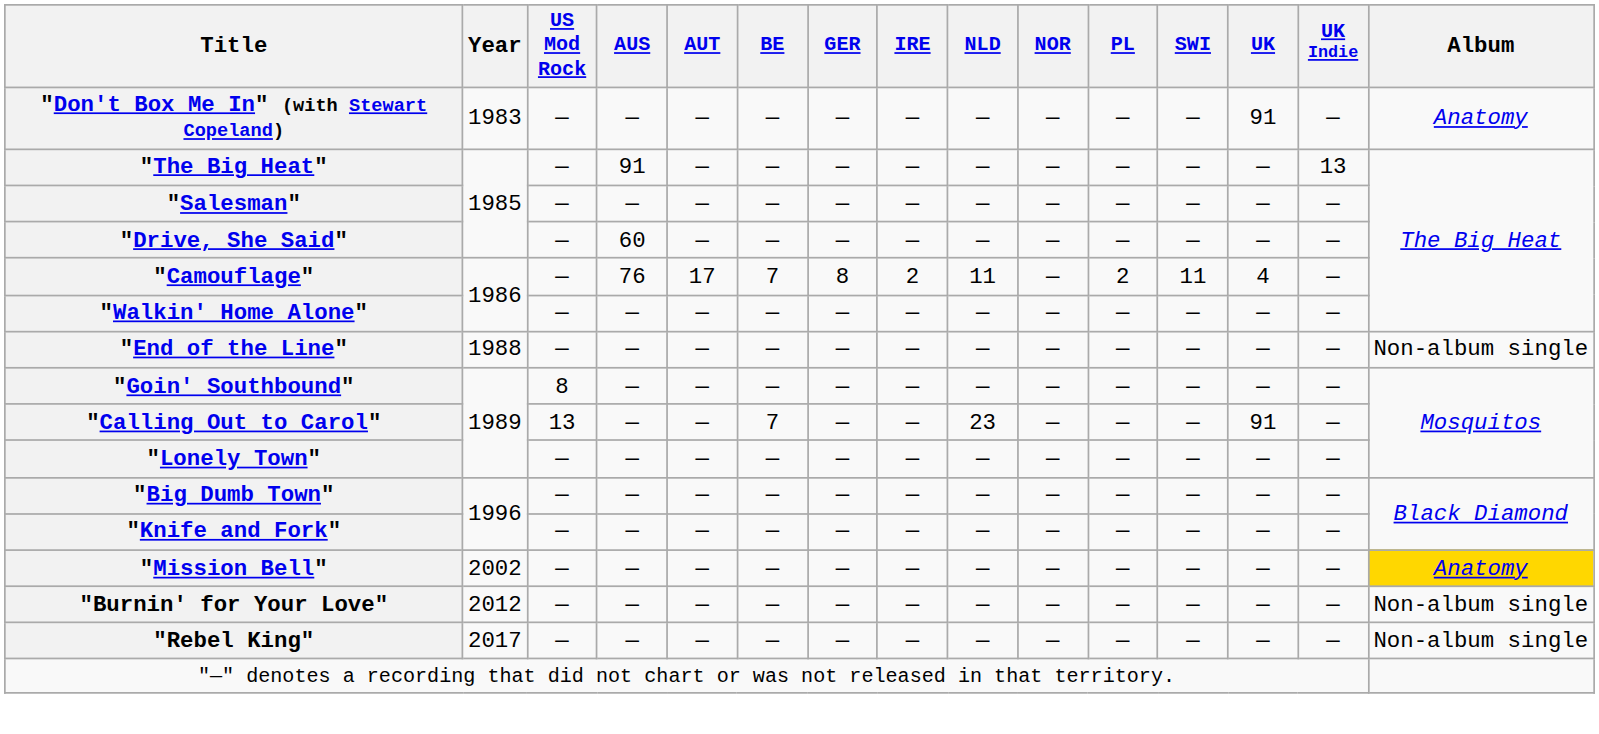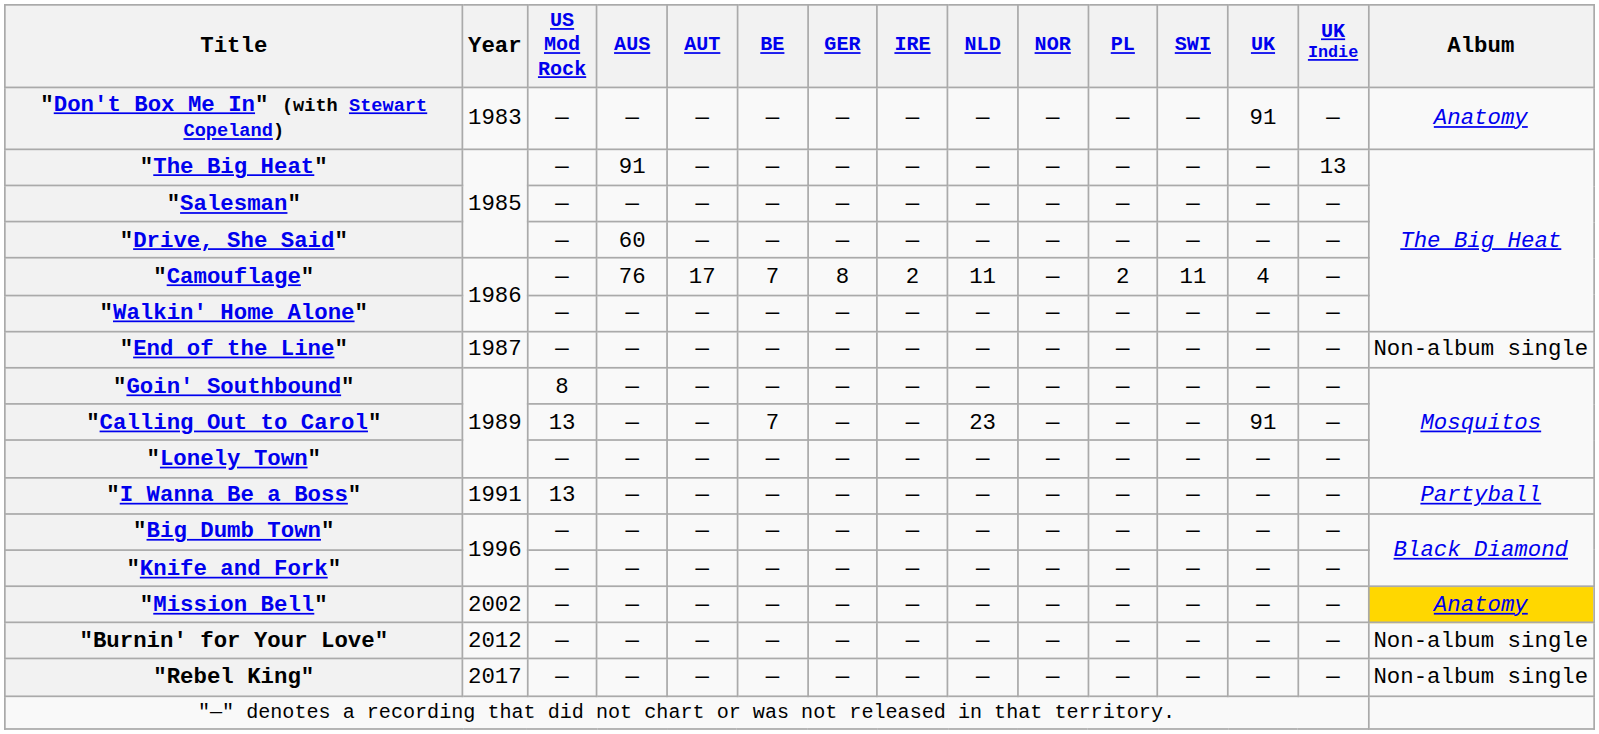(495, 350) 1988 -> (495, 350) 1987
+ row: (234, 495)
